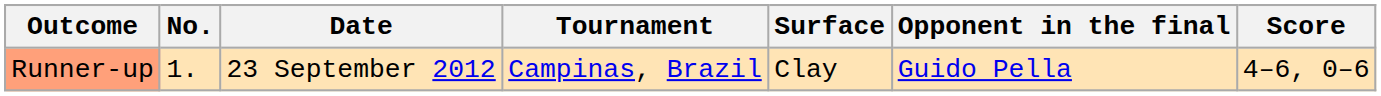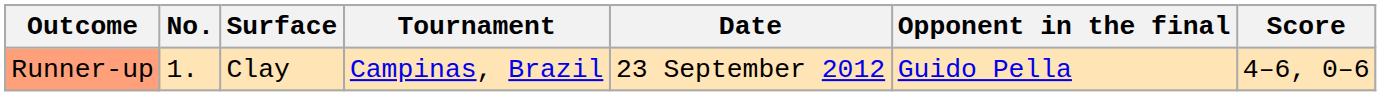columns swapped: (361, 27) <-> (830, 27)
